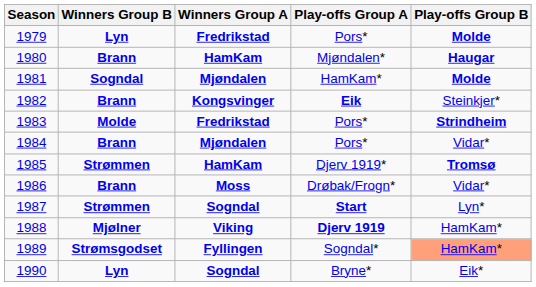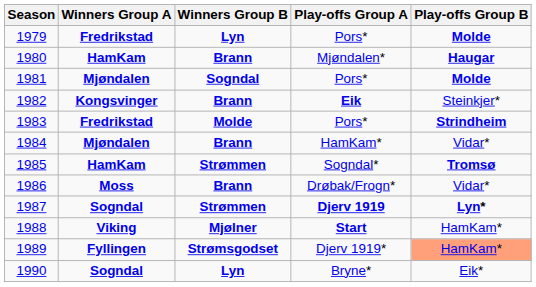columns swapped: (233, 15) <-> (117, 15)
(351, 79) HamKam* -> (351, 79) Pors*
(351, 143) Pors* -> (351, 143) HamKam*
(351, 164) Djerv 1919* -> (351, 164) Sogndal*
(351, 206) Start -> (351, 206) Djerv 1919
(471, 206) normal -> (471, 206) bold
(351, 228) Djerv 1919 -> (351, 228) Start
(351, 249) Sogndal* -> (351, 249) Djerv 1919*
